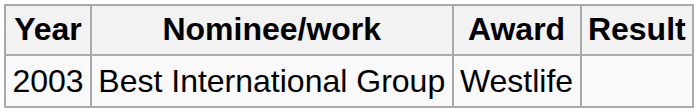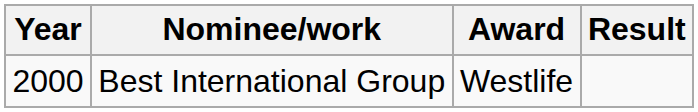(48, 80) 2003 -> (48, 80) 2000
